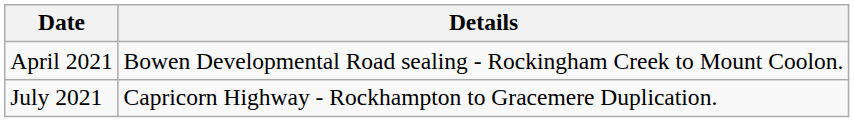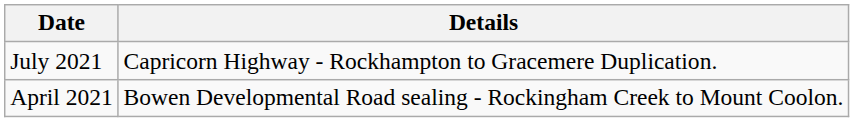rows swapped: (61, 60) <-> (56, 97)
